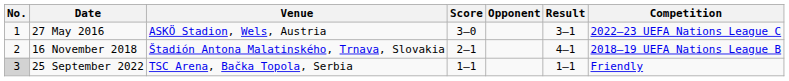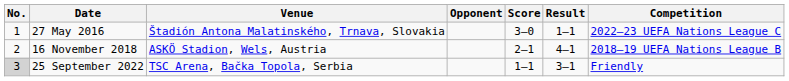columns swapped: (514, 13) <-> (466, 13)
(238, 31) ASKÖ Stadion, Wels, Austria -> (297, 31) Štadión Antona Malatinského, Trnava, Slovakia
(566, 31) 3–1 -> (566, 31) 1–1
(297, 49) Štadión Antona Malatinského, Trnava, Slovakia -> (238, 49) ASKÖ Stadion, Wels, Austria
(566, 67) 1–1 -> (566, 67) 3–1
